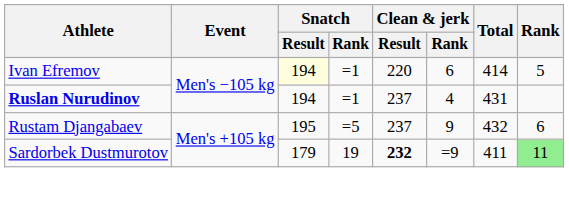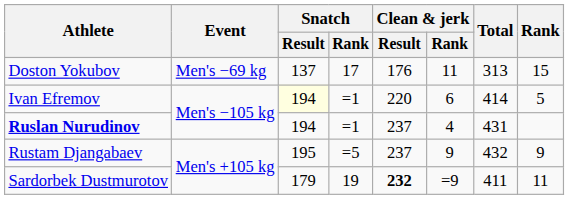+ row: (64, 71)
(540, 126) 6 -> (540, 153) 9
(540, 153) lightgreen background -> (540, 180) no background
